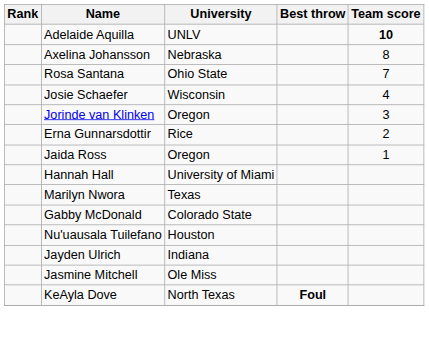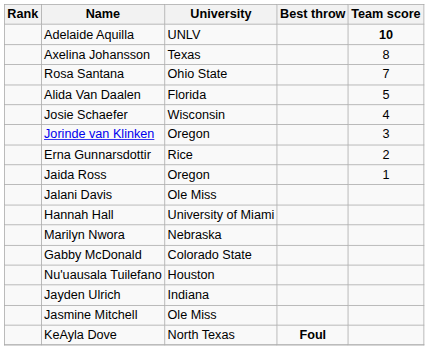(195, 54) Nebraska -> (184, 54) Texas
+ row: (92, 94)
+ row: (78, 194)
(184, 194) Texas -> (195, 235) Nebraska
